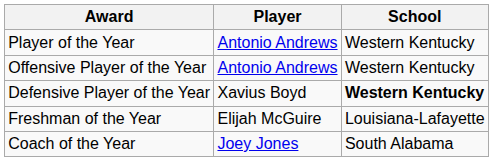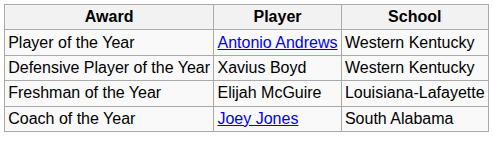- row: (107, 67)
(415, 93) bold -> (410, 67) normal
